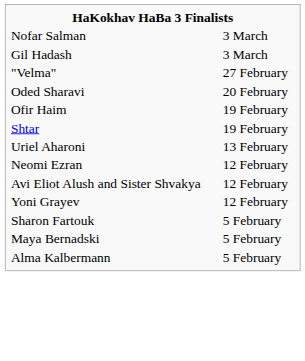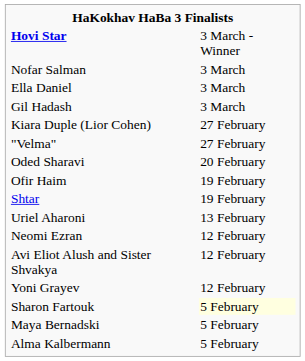+ row: (39, 36)
+ row: (41, 88)
+ row: (81, 125)
(252, 220) no background -> (229, 306) lightyellow background
